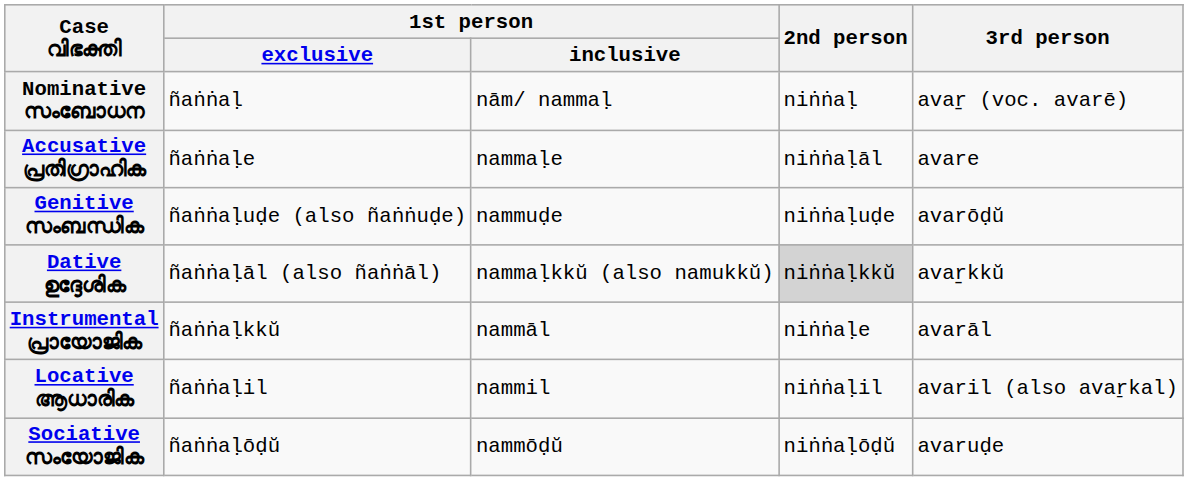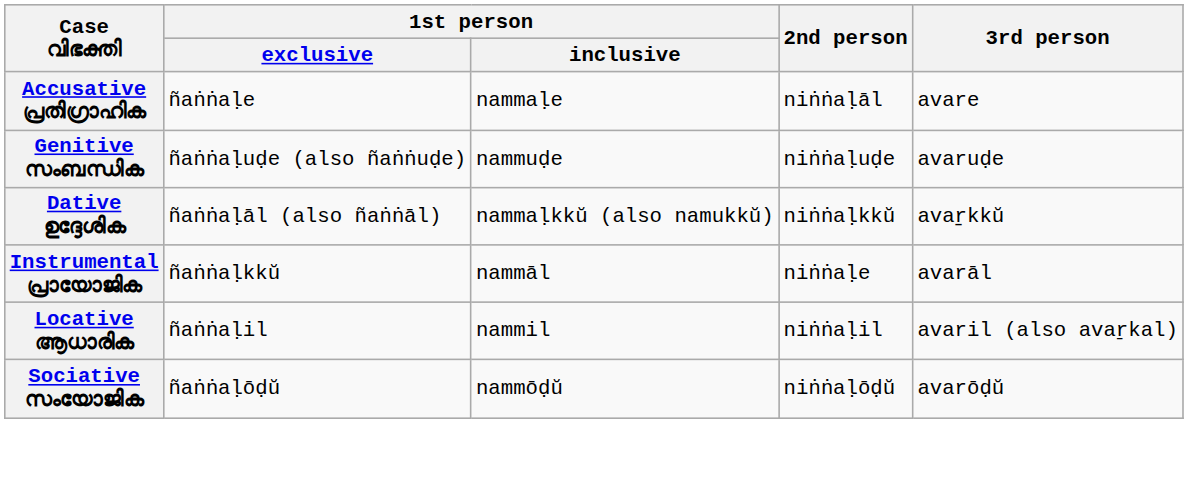- row: (84, 101)
(961, 216) avarōḍŭ -> (961, 158) avaruḍe
(839, 274) lightgrey background -> (839, 216) no background
(961, 446) avaruḍe -> (961, 389) avarōḍŭ
